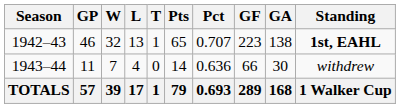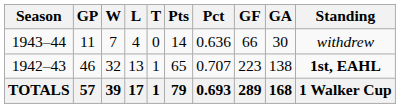rows swapped: (39, 41) <-> (39, 66)
